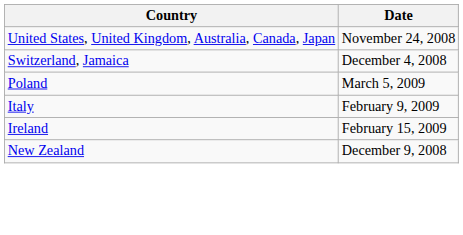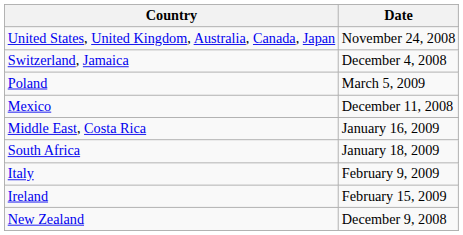+ row: (29, 106)
+ row: (77, 128)
+ row: (44, 151)
